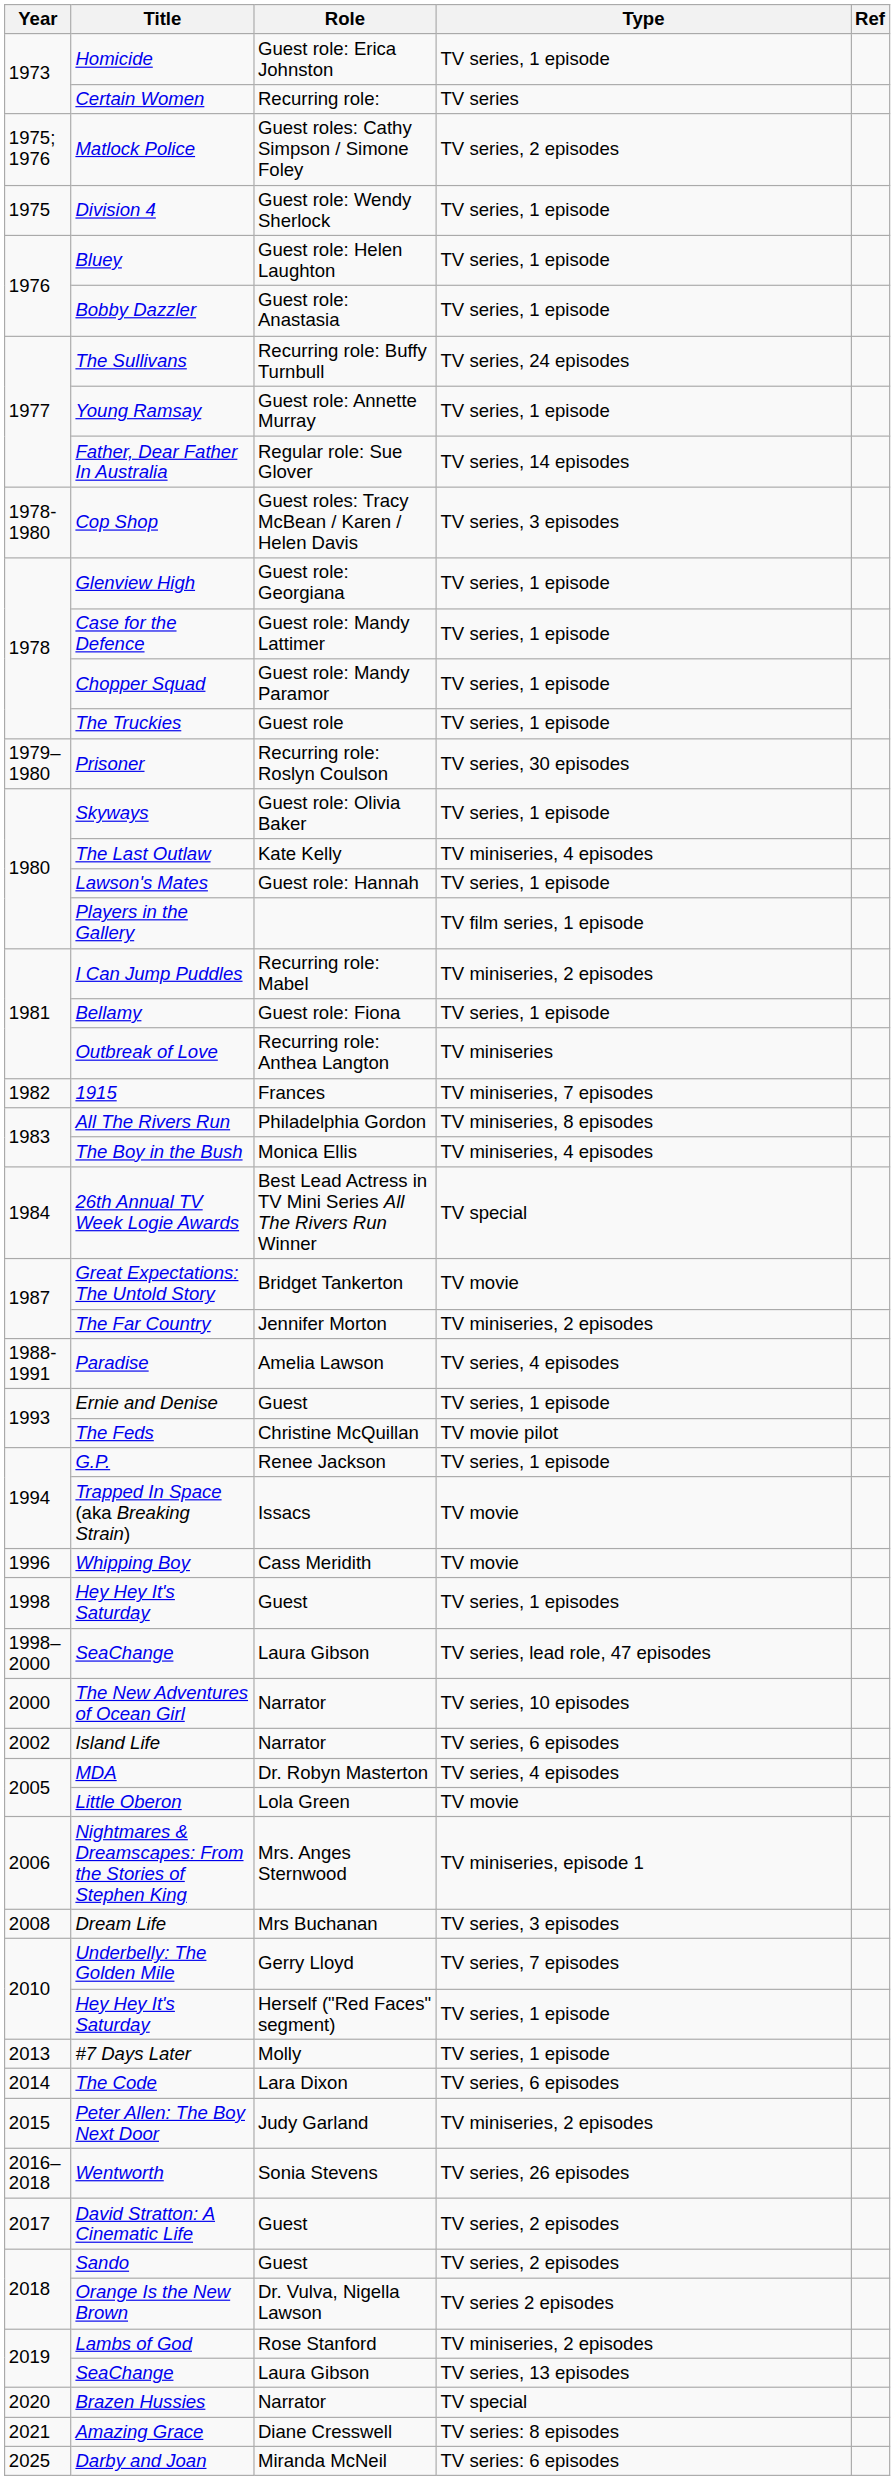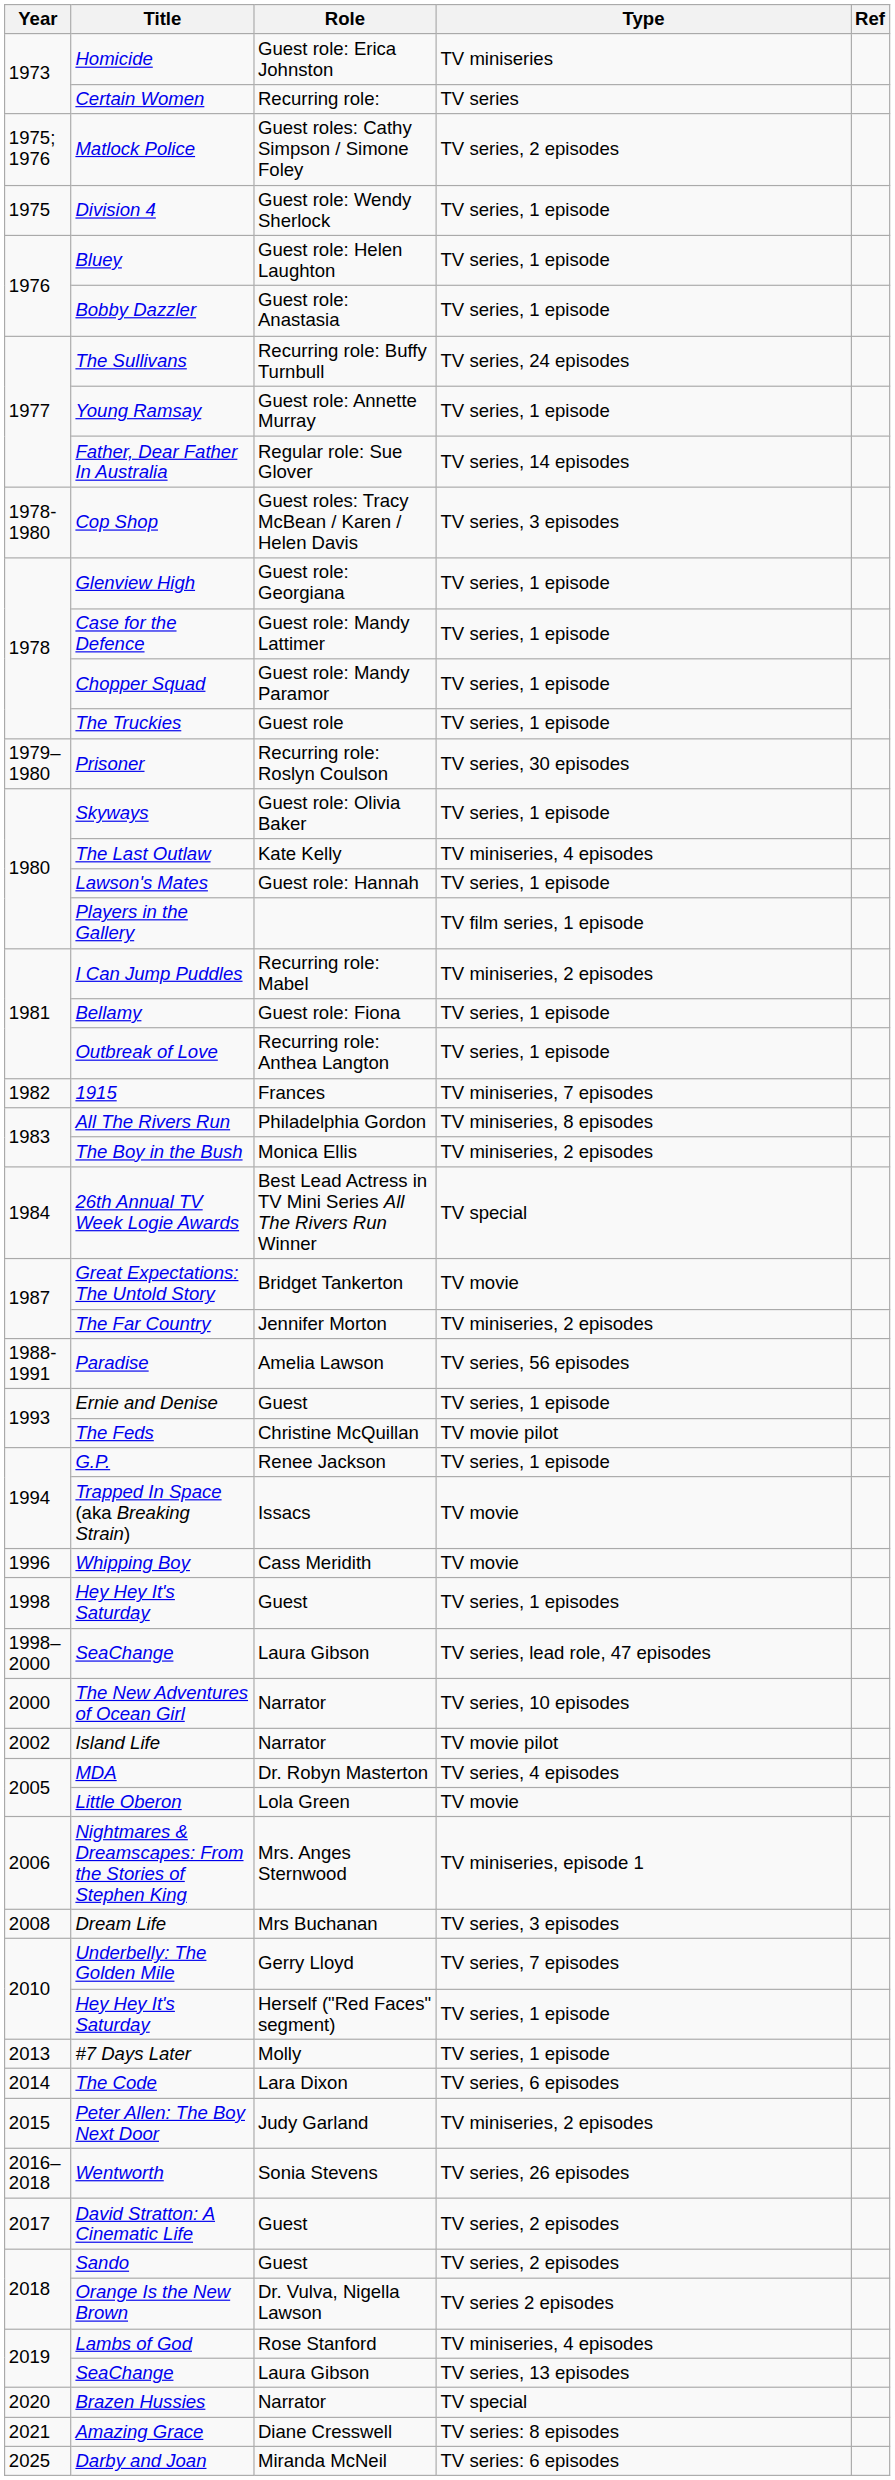(525, 59) TV series, 1 episode -> (497, 59) TV miniseries
(497, 1053) TV miniseries -> (525, 1053) TV series, 1 episode
(547, 1151) TV miniseries, 4 episodes -> (547, 1151) TV miniseries, 2 episodes
(530, 1363) TV series, 4 episodes -> (535, 1363) TV series, 56 episodes
(530, 1743) TV series, 6 episodes -> (499, 1743) TV movie pilot
(547, 2343) TV miniseries, 2 episodes -> (547, 2343) TV miniseries, 4 episodes
